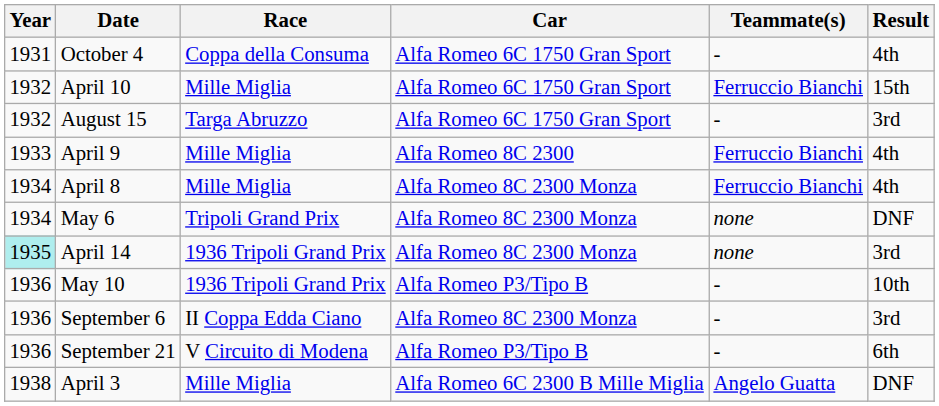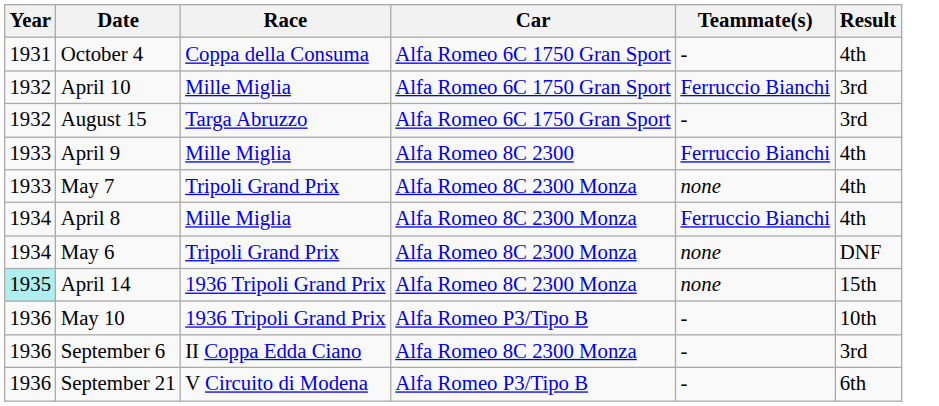(891, 86) 15th -> (853, 86) 3rd
+ row: (87, 185)
(886, 251) 3rd -> (858, 284) 15th
- row: (90, 383)
